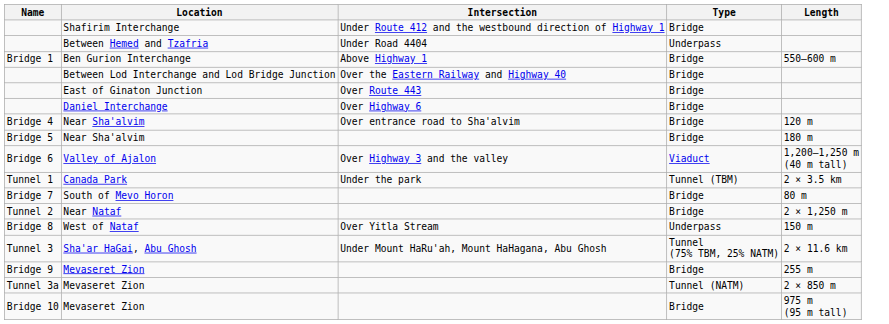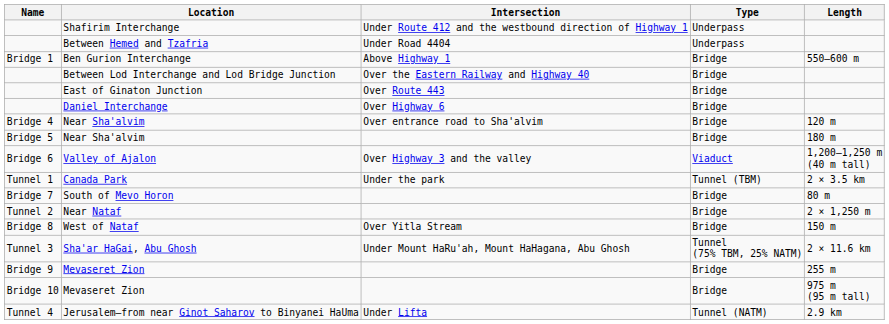(686, 28) Bridge -> (718, 28) Underpass
(695, 227) Underpass -> (710, 227) Bridge
- row: (33, 285)
+ row: (30, 312)
